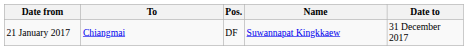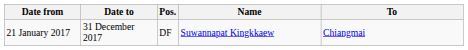columns swapped: (425, 12) <-> (152, 12)
